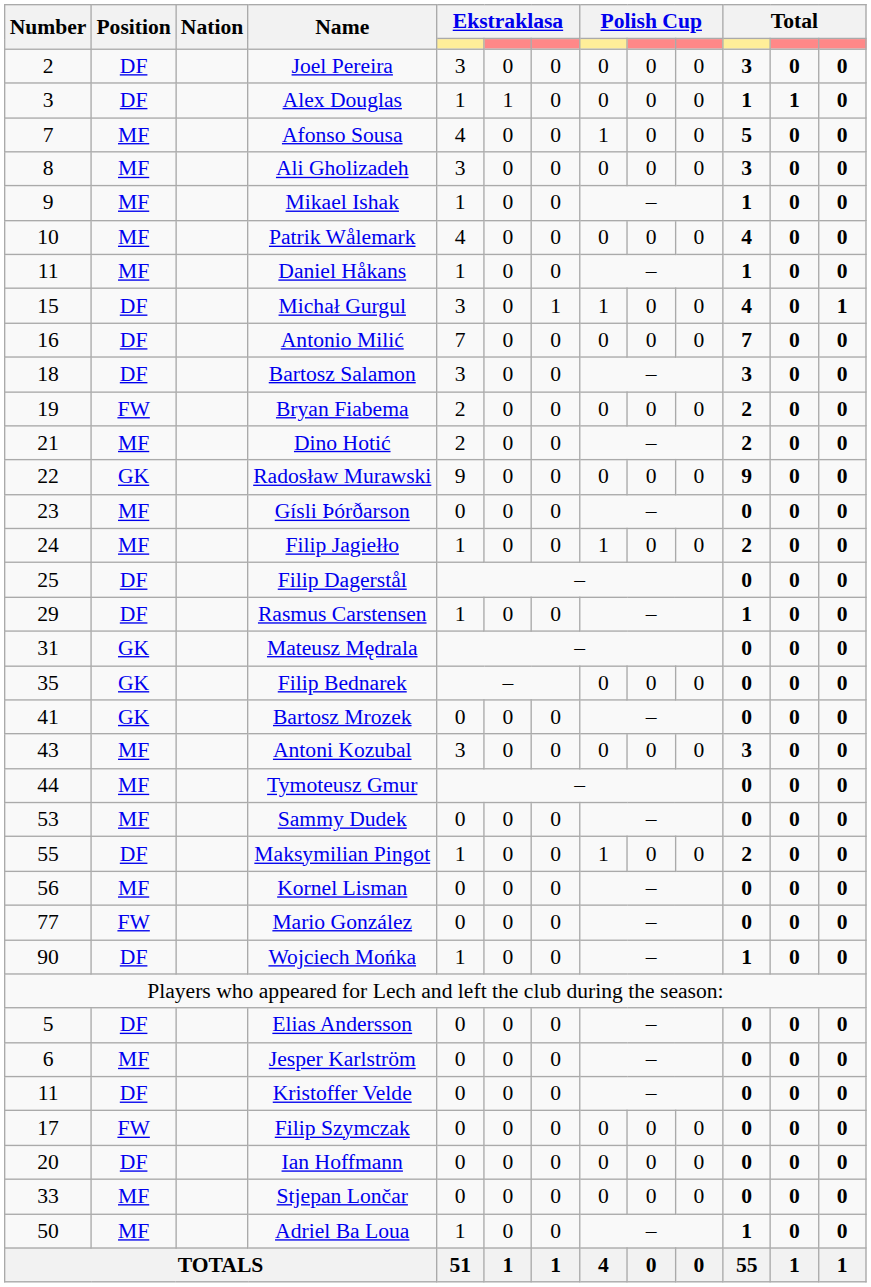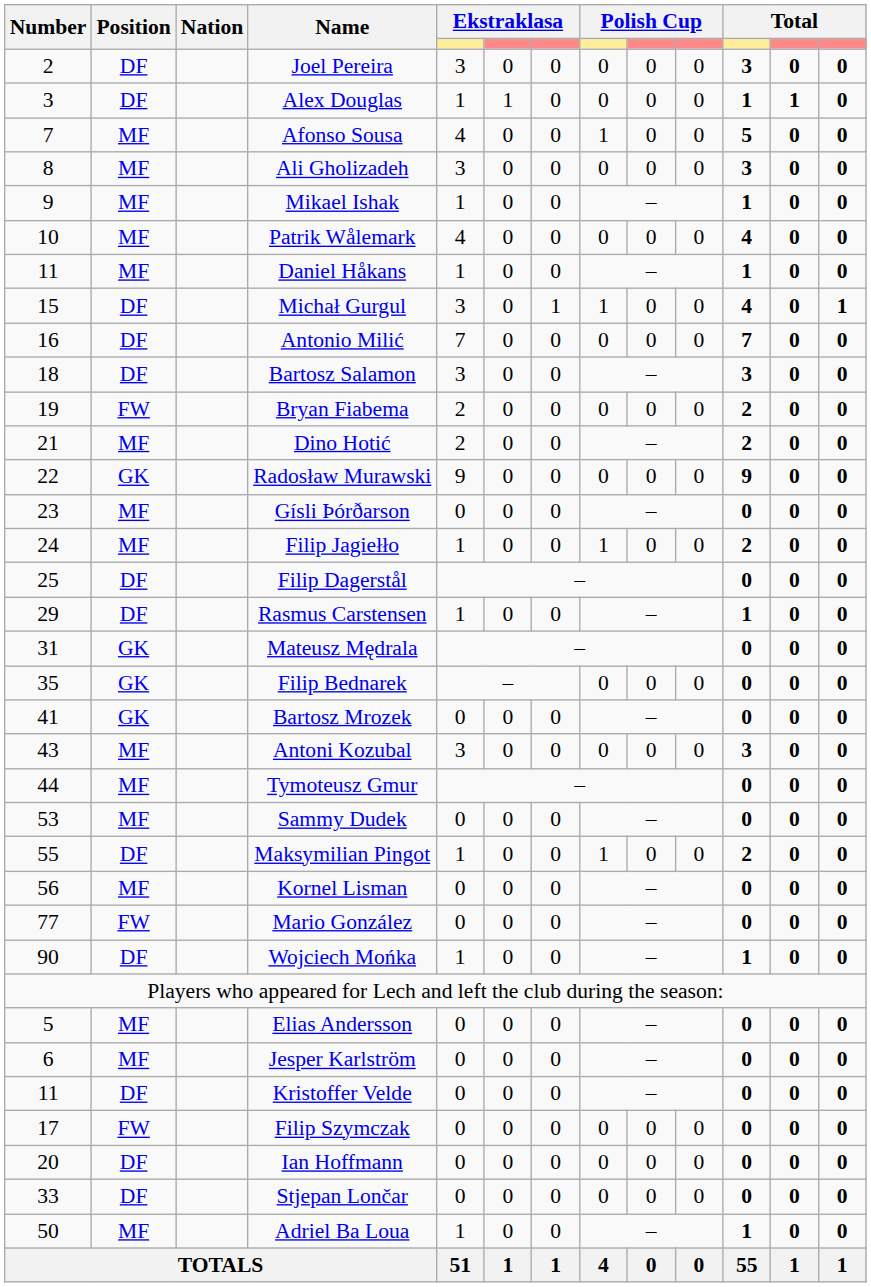(134, 1025) DF -> (134, 1025) MF
(134, 1196) MF -> (134, 1196) DF
